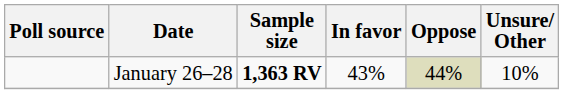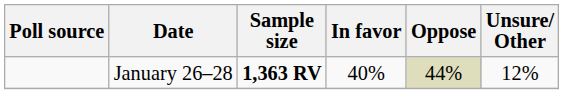(366, 73) 43% -> (366, 73) 40%
(520, 73) 10% -> (520, 73) 12%
